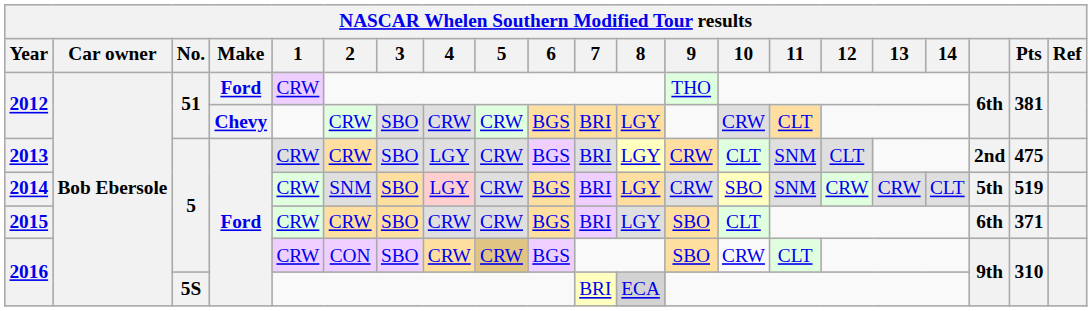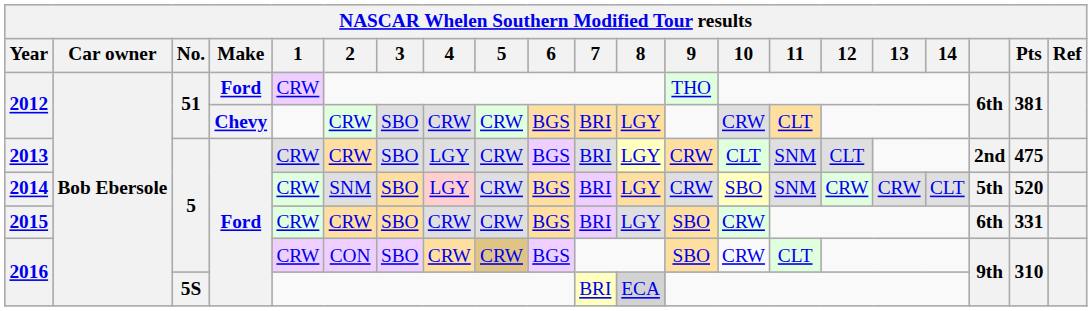(1029, 188) 519 -> (1029, 188) 520
(743, 221) CLT -> (743, 221) CRW
(1029, 221) 371 -> (1029, 221) 331
